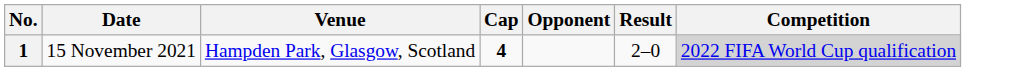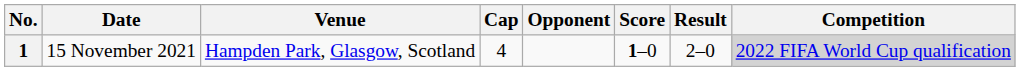+ column: (642, 19)
(501, 50) bold -> (501, 50) normal
